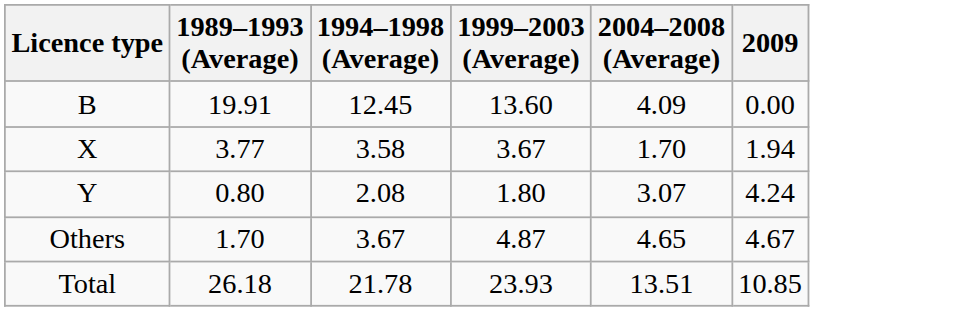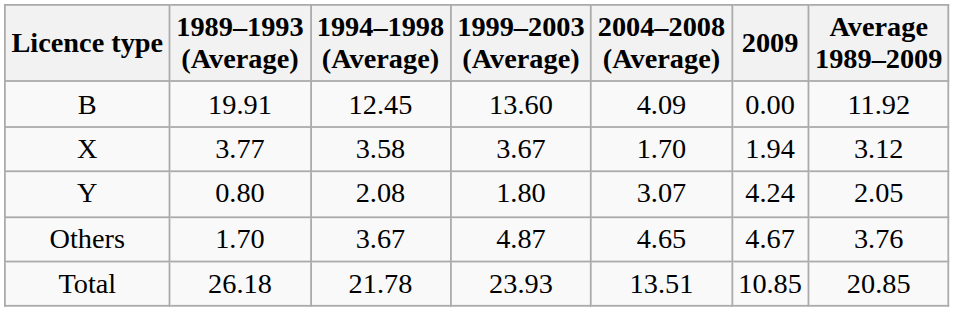+ column: (879, 42)
